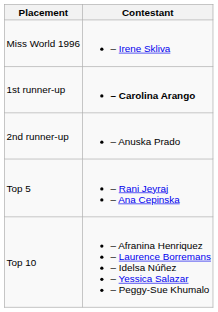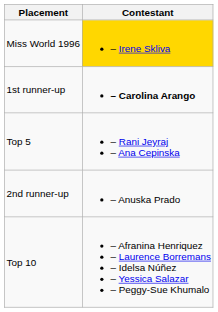(148, 49) no background -> (148, 49) gold background
rows swapped: (38, 136) <-> (19, 188)
